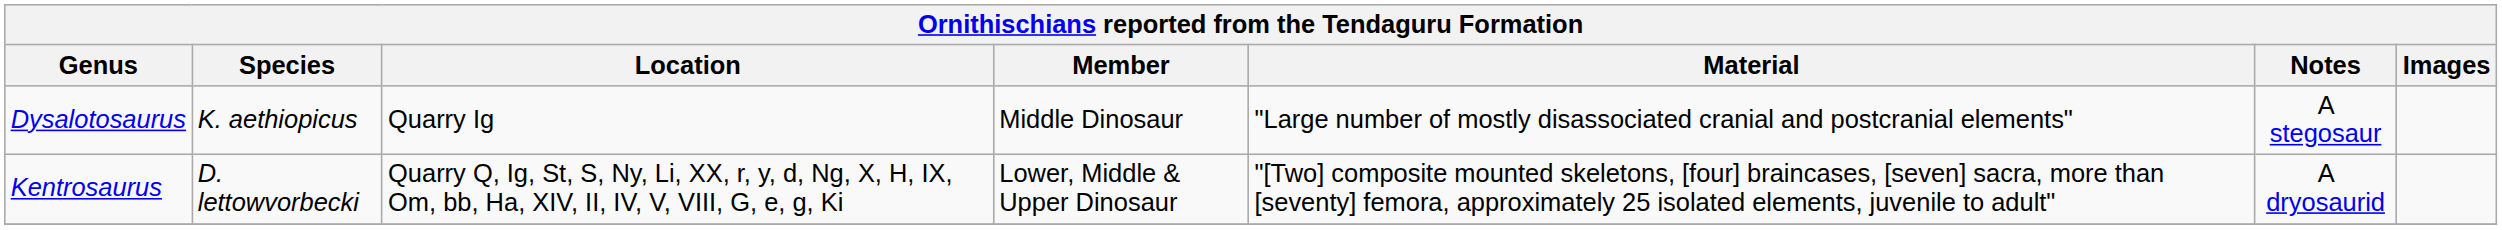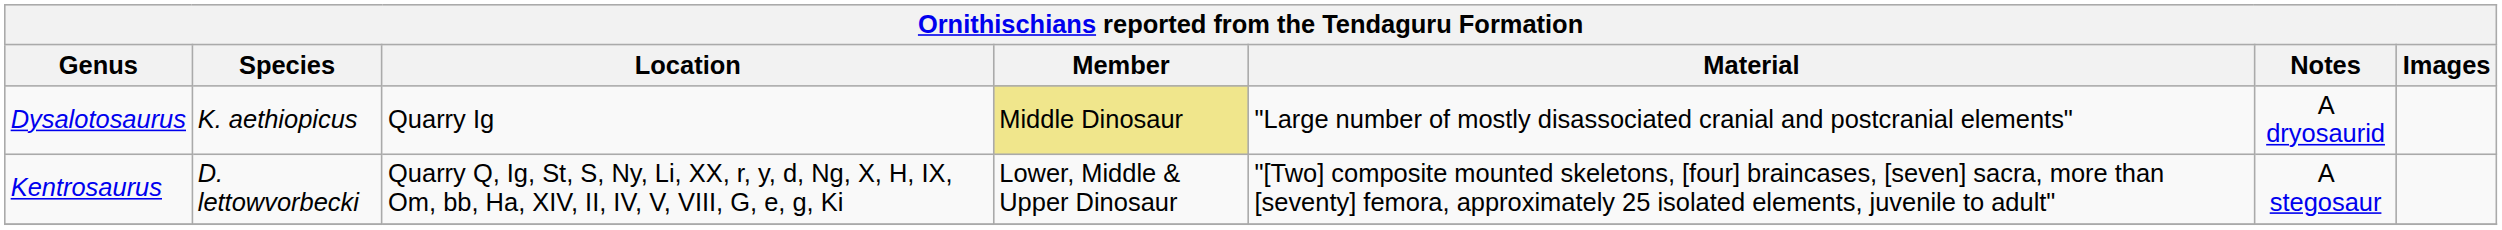(1091, 119) no background -> (1091, 119) khaki background
(2326, 119) A stegosaur -> (2326, 119) A dryosaurid
(2326, 188) A dryosaurid -> (2326, 188) A stegosaur
